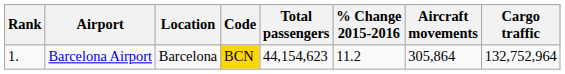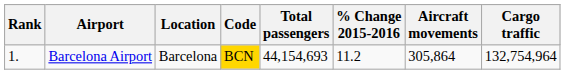(295, 56) 44,154,623 -> (295, 56) 44,154,693
(521, 56) 132,752,964 -> (521, 56) 132,754,964
